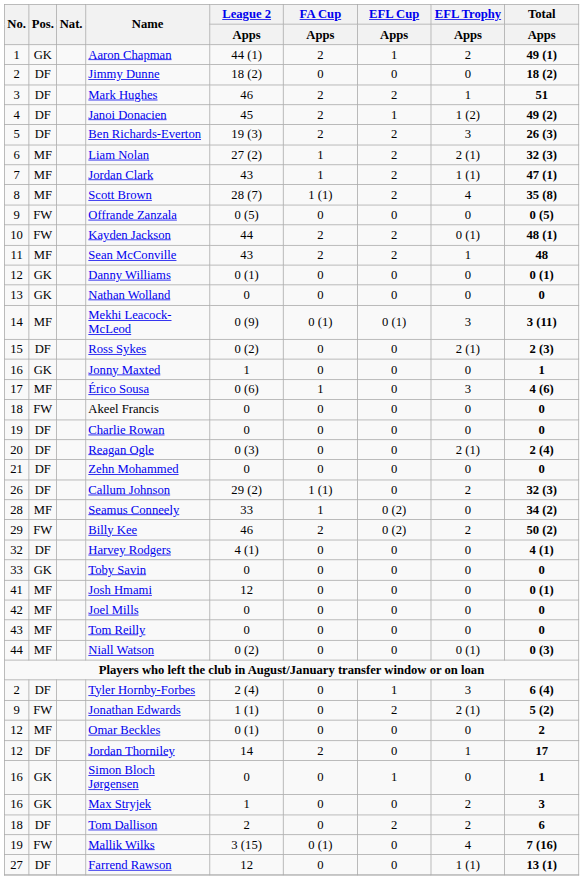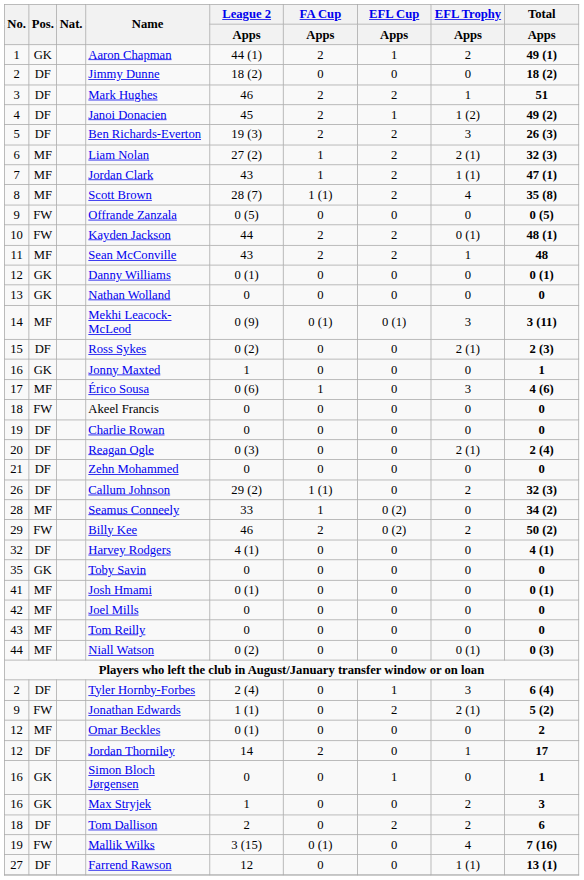(17, 569) 33 -> (17, 569) 35
(247, 590) 12 -> (247, 590) 0 (1)
